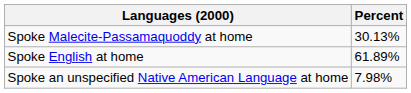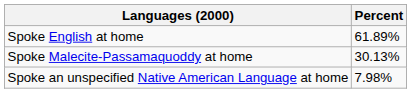rows swapped: (76, 57) <-> (130, 36)
